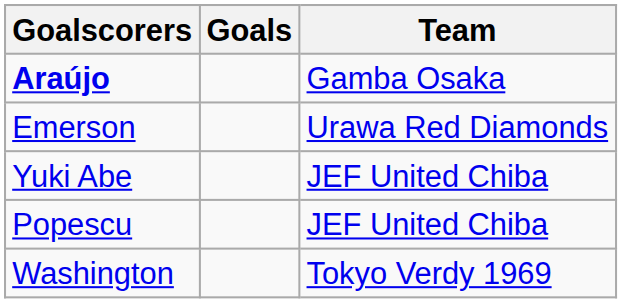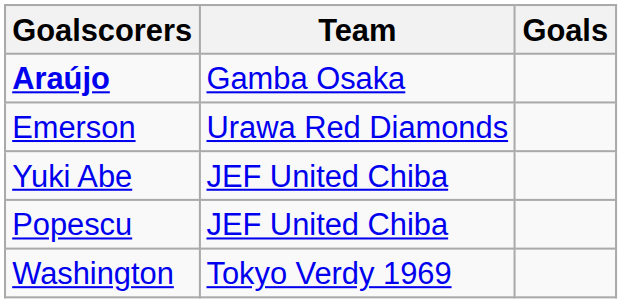columns swapped: (249, 30) <-> (457, 30)
